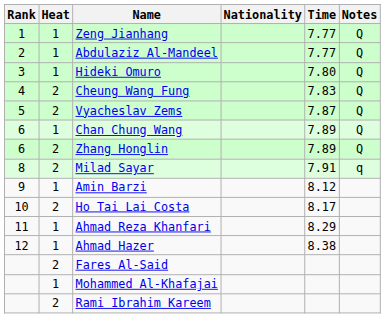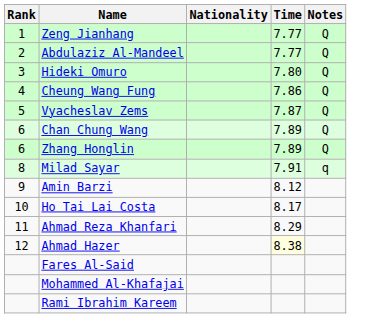- column: (56, 14)
(322, 91) 7.83 -> (288, 91) 7.86
(322, 245) no background -> (288, 245) lightyellow background
